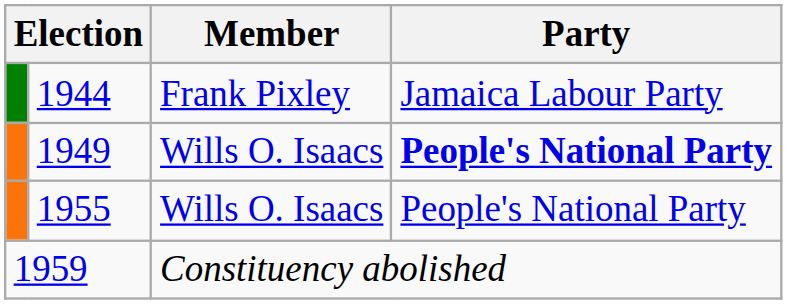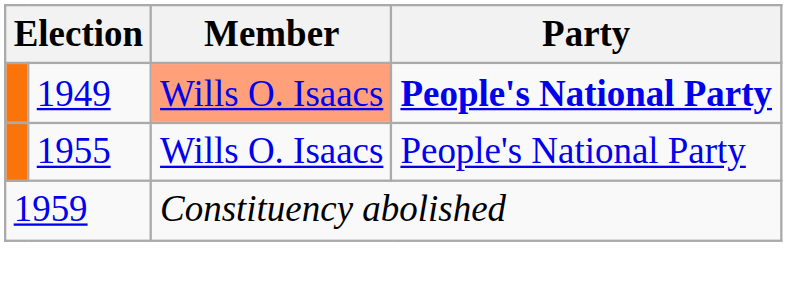- row: (74, 92)
(272, 151) no background -> (272, 92) lightsalmon background
